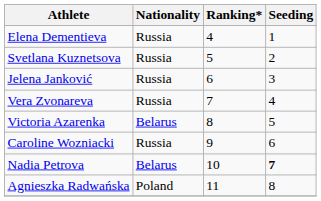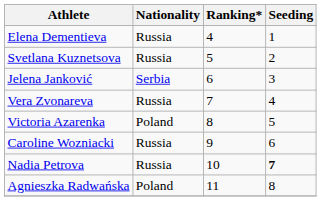(154, 79) Russia -> (153, 79) Serbia
(156, 121) Belarus -> (154, 121) Poland
(156, 164) Belarus -> (154, 164) Russia
